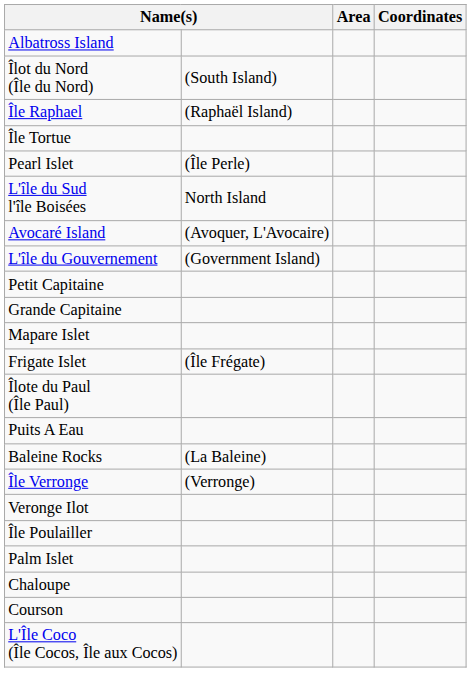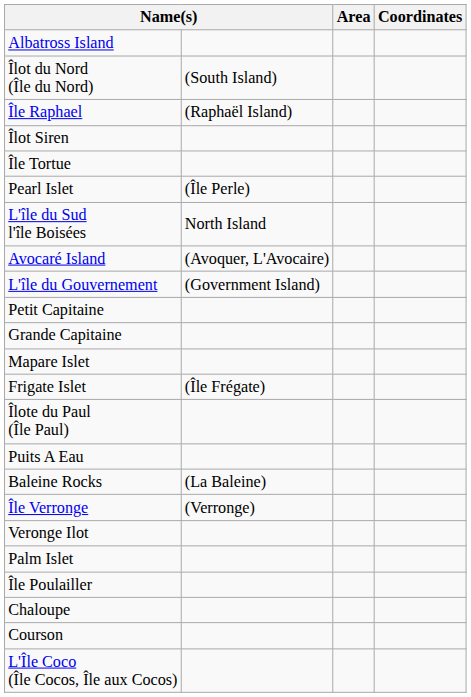+ row: (39, 138)
rows swapped: (50, 533) <-> (41, 558)
